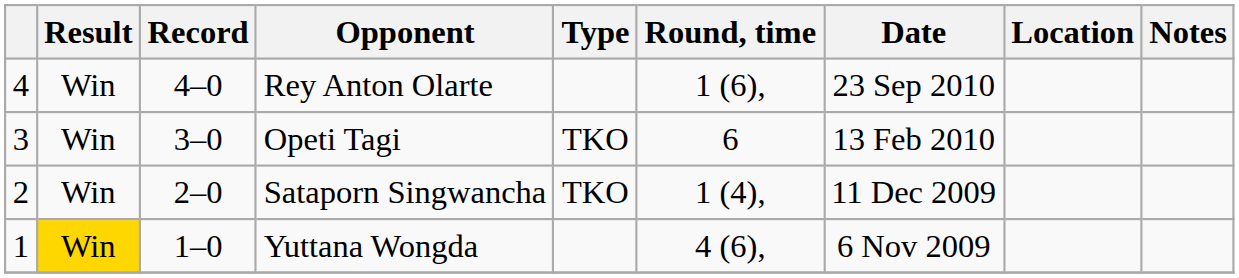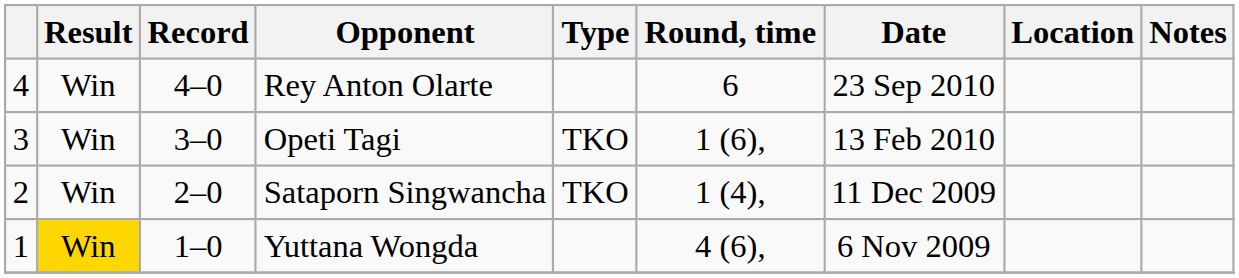(730, 85) 1 (6), -> (730, 85) 6
(730, 138) 6 -> (730, 138) 1 (6),
